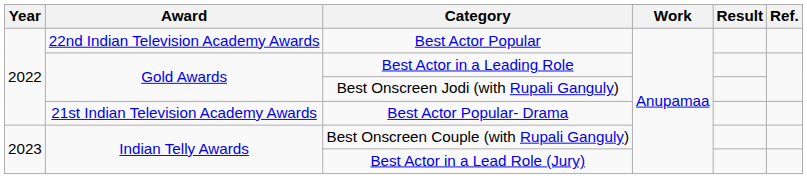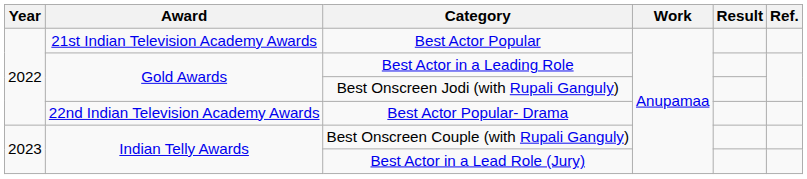(184, 40) 22nd Indian Television Academy Awards -> (184, 40) 21st Indian Television Academy Awards
(184, 112) 21st Indian Television Academy Awards -> (184, 112) 22nd Indian Television Academy Awards
